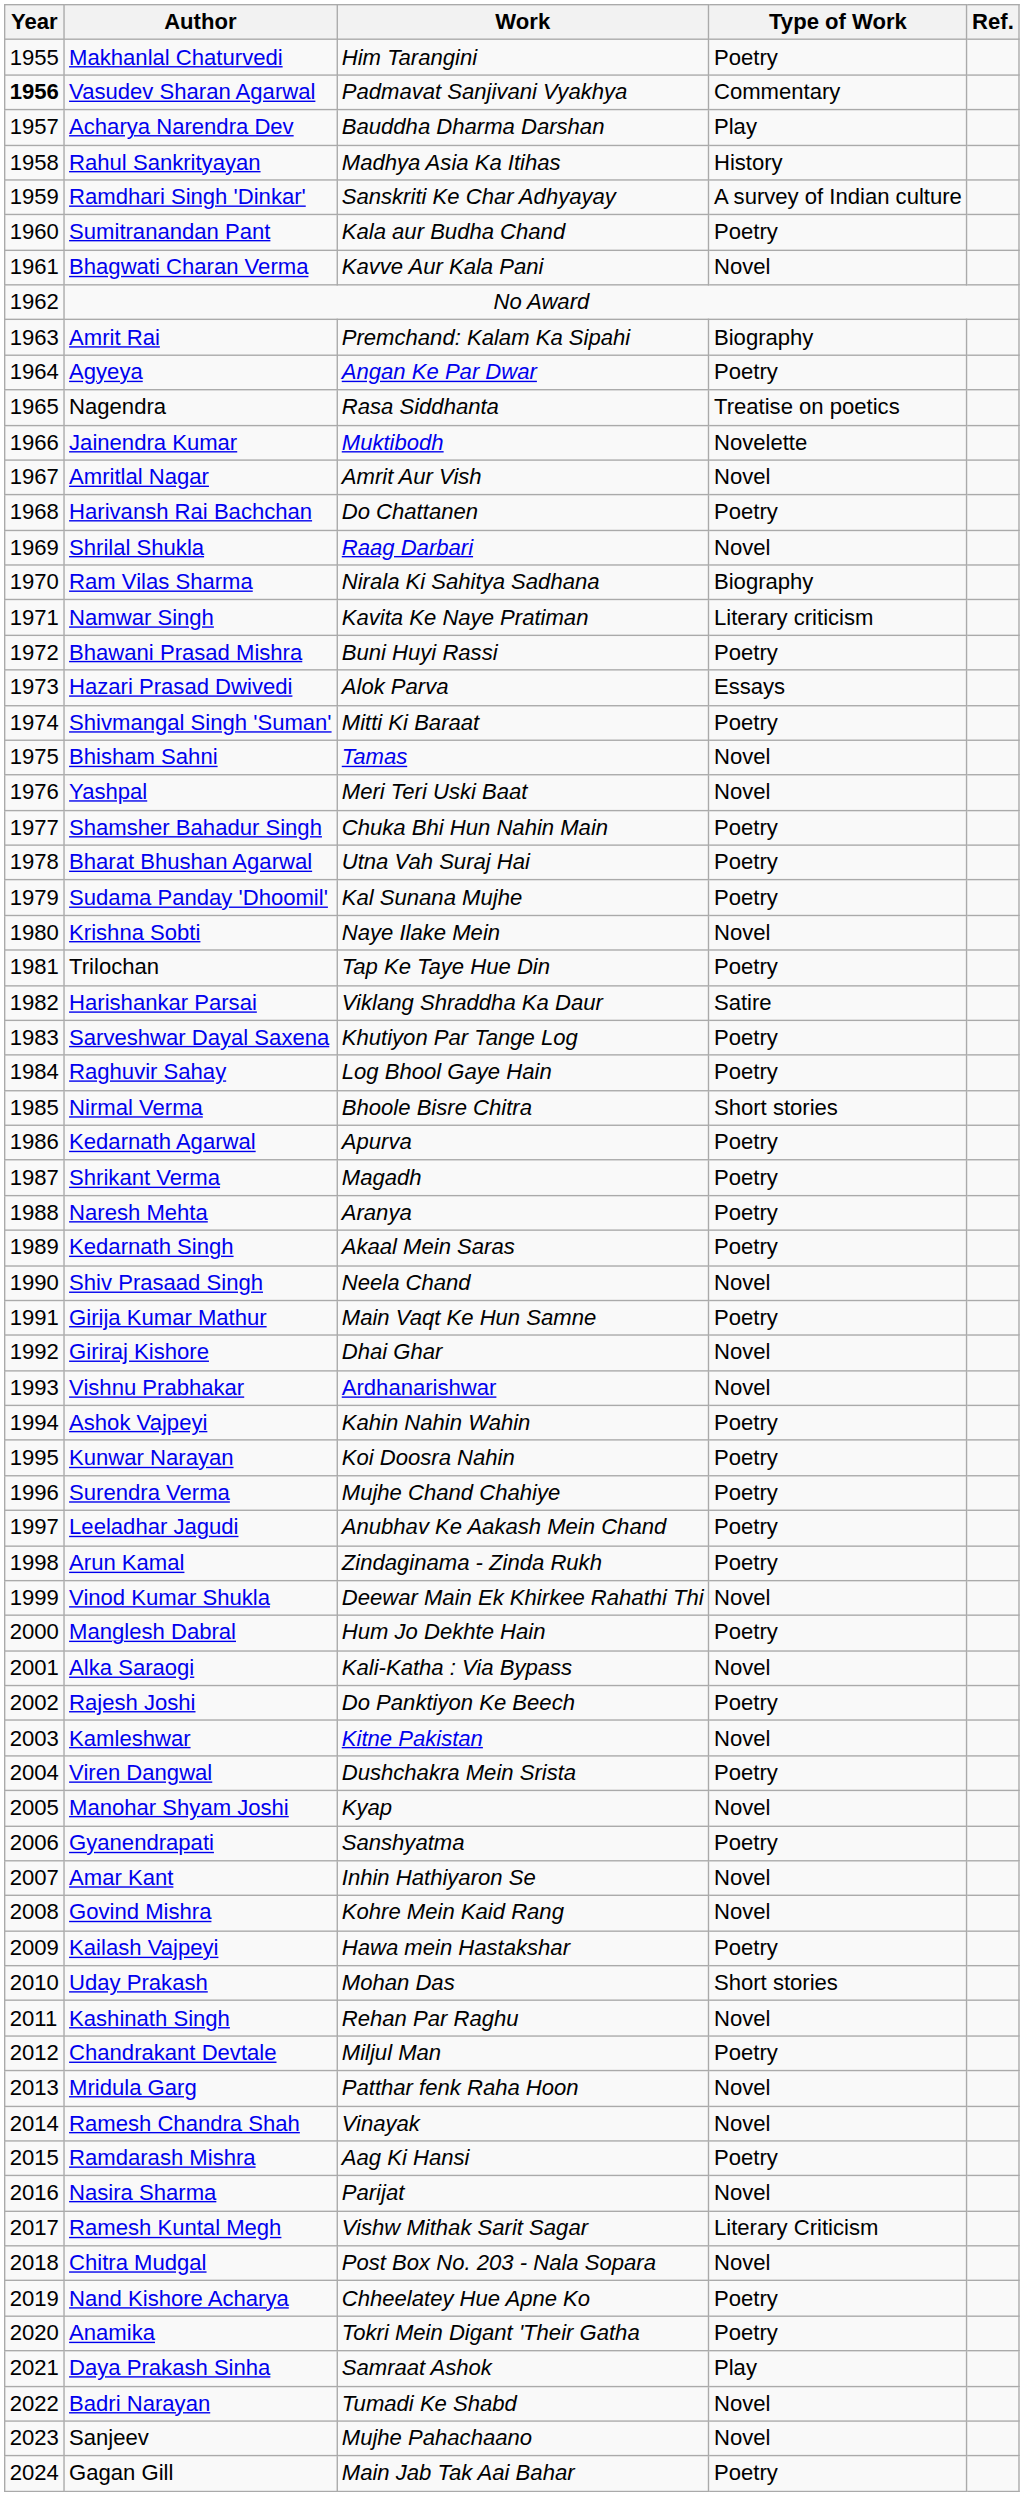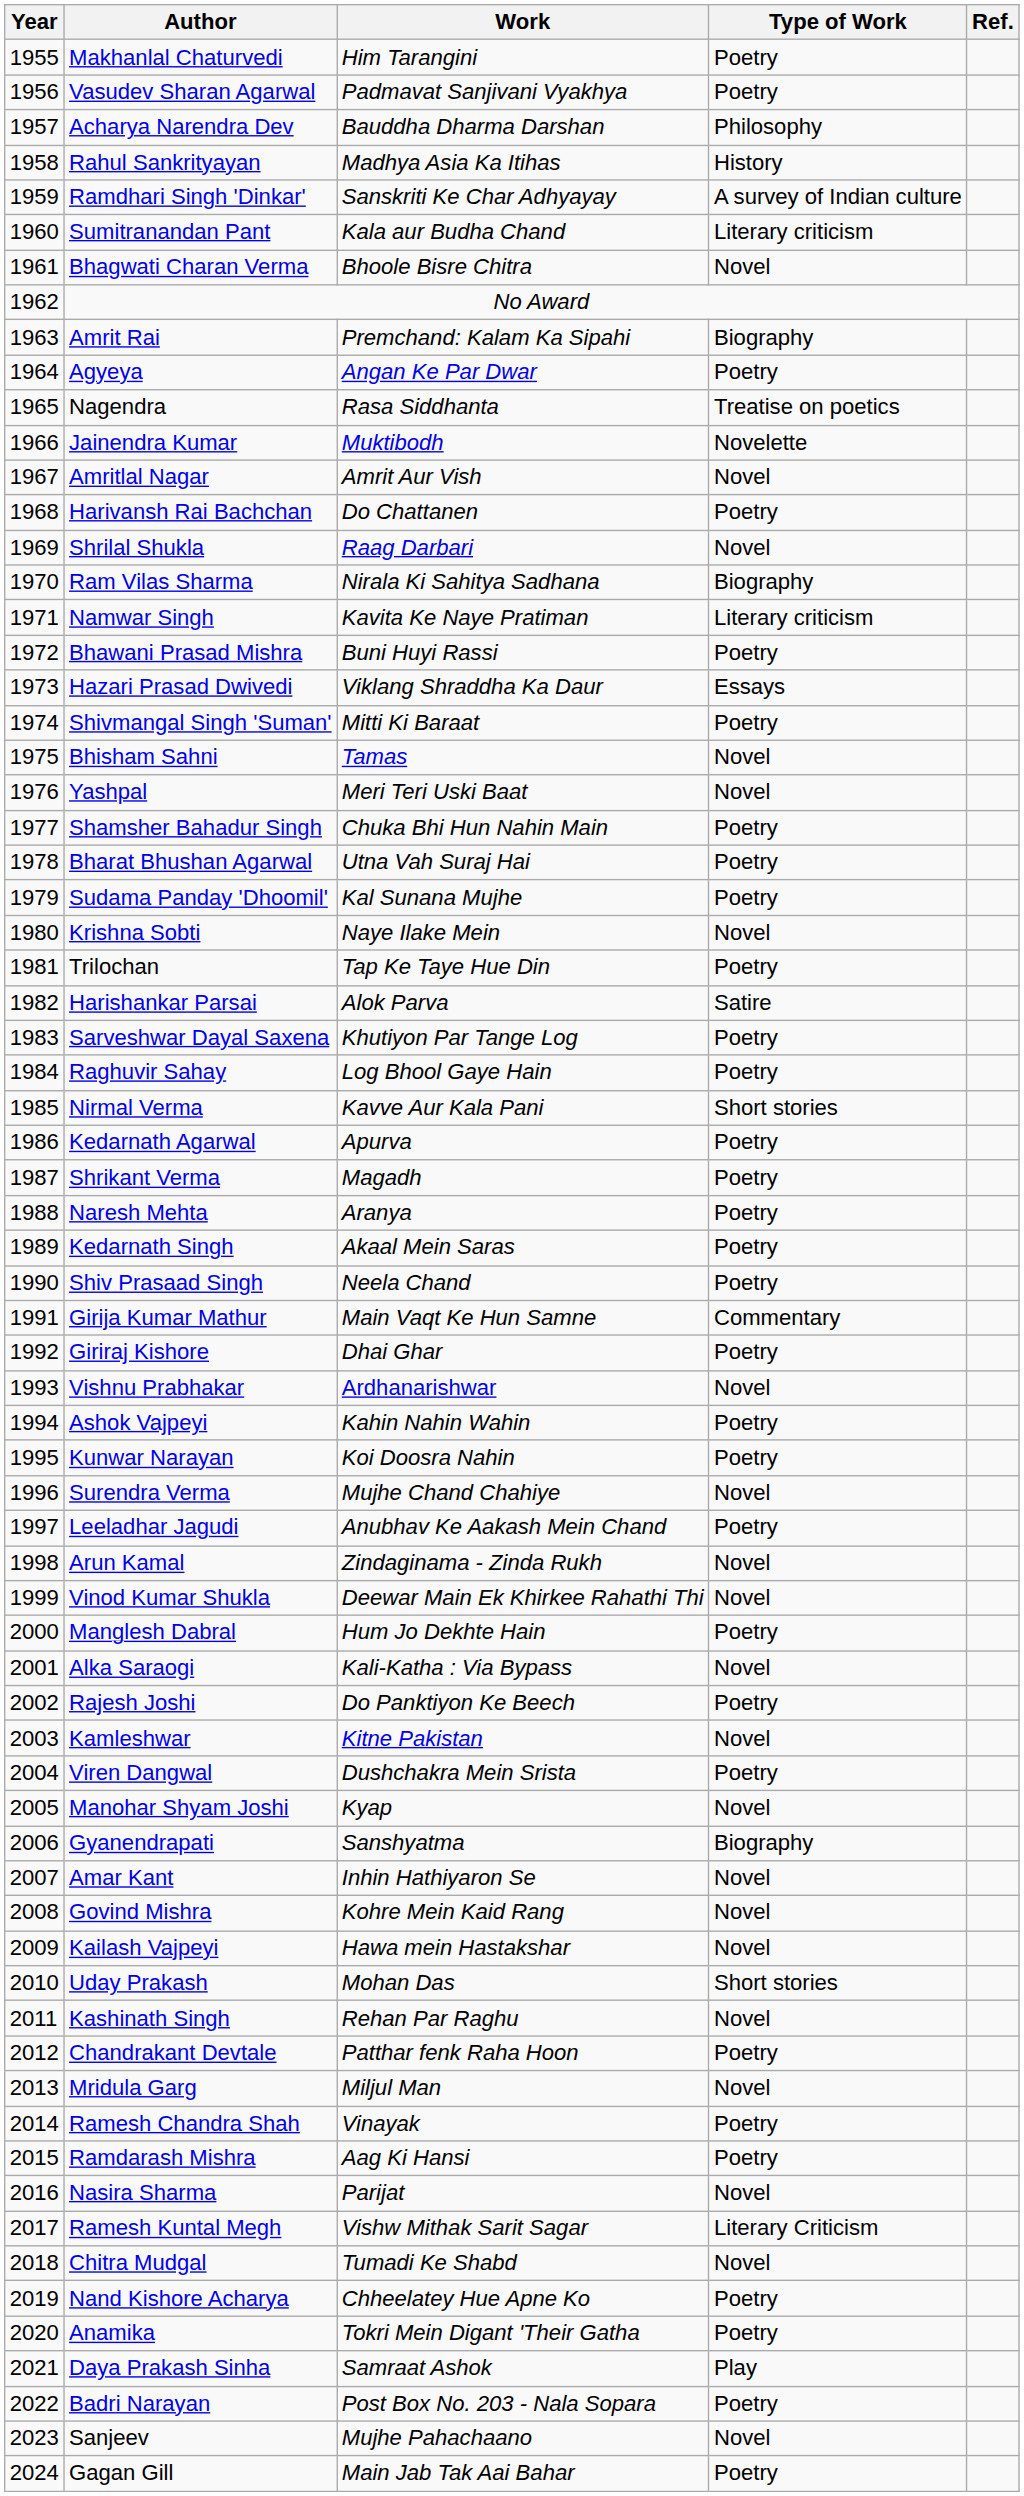(34, 92) bold -> (34, 92) normal
(777, 92) Commentary -> (746, 92) Poetry
(735, 127) Play -> (768, 127) Philosophy
(746, 232) Poetry -> (794, 232) Literary criticism
(443, 267) Kavve Aur Kala Pani -> (437, 267) Bhoole Bisre Chitra
(395, 687) Alok Parva -> (472, 687) Viklang Shraddha Ka Daur
(472, 1002) Viklang Shraddha Ka Daur -> (395, 1002) Alok Parva
(437, 1107) Bhoole Bisre Chitra -> (443, 1107) Kavve Aur Kala Pani
(742, 1282) Novel -> (746, 1282) Poetry
(746, 1317) Poetry -> (777, 1317) Commentary
(742, 1352) Novel -> (746, 1352) Poetry
(746, 1492) Poetry -> (742, 1492) Novel
(746, 1562) Poetry -> (742, 1562) Novel
(746, 1842) Poetry -> (764, 1842) Biography
(746, 1947) Poetry -> (742, 1947) Novel
(391, 2053) Miljul Man -> (460, 2053) Patthar fenk Raha Hoon
(460, 2088) Patthar fenk Raha Hoon -> (391, 2088) Miljul Man
(742, 2123) Novel -> (746, 2123) Poetry
(499, 2263) Post Box No. 203 - Nala Sopara -> (429, 2263) Tumadi Ke Shabd
(429, 2403) Tumadi Ke Shabd -> (499, 2403) Post Box No. 203 - Nala Sopara
(742, 2403) Novel -> (746, 2403) Poetry
